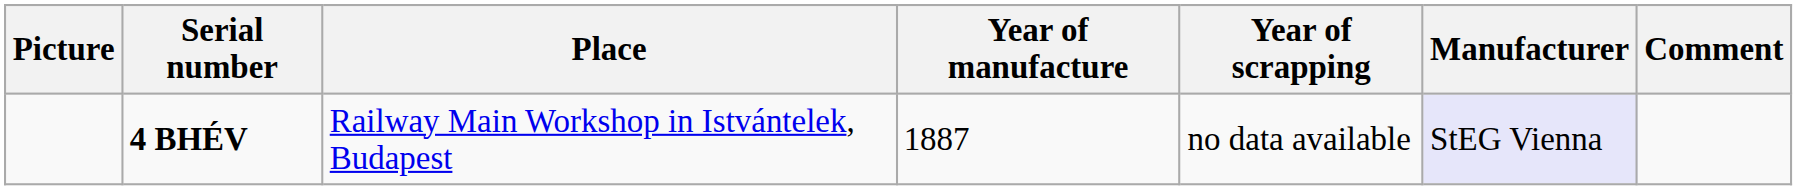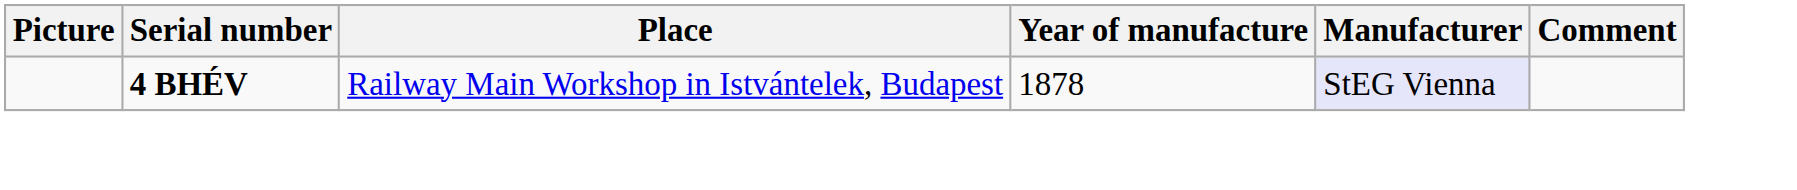- column: (1301, 49)
(937, 138) 1887 -> (1051, 82) 1878
